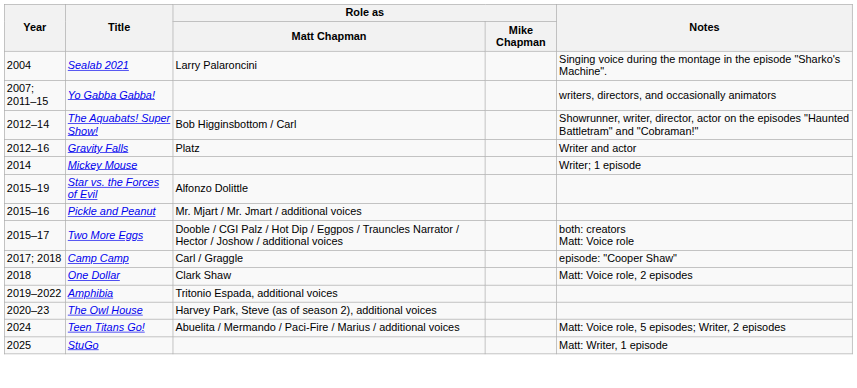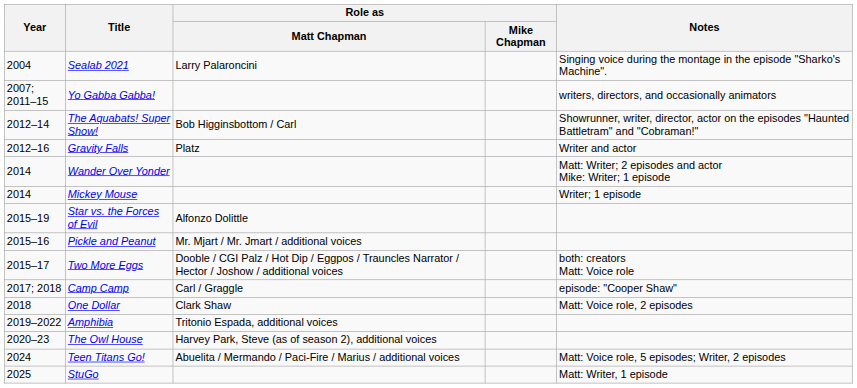+ row: (119, 171)
